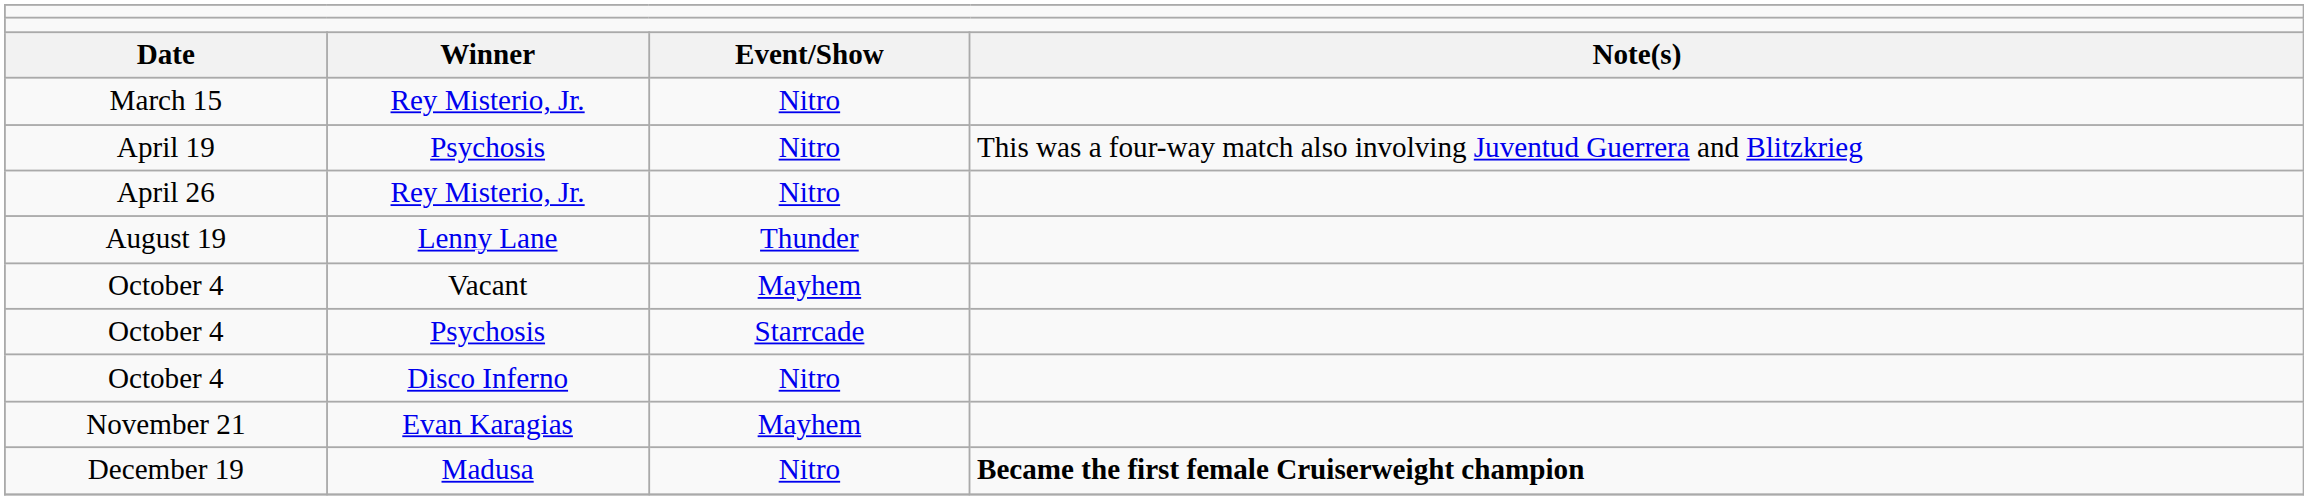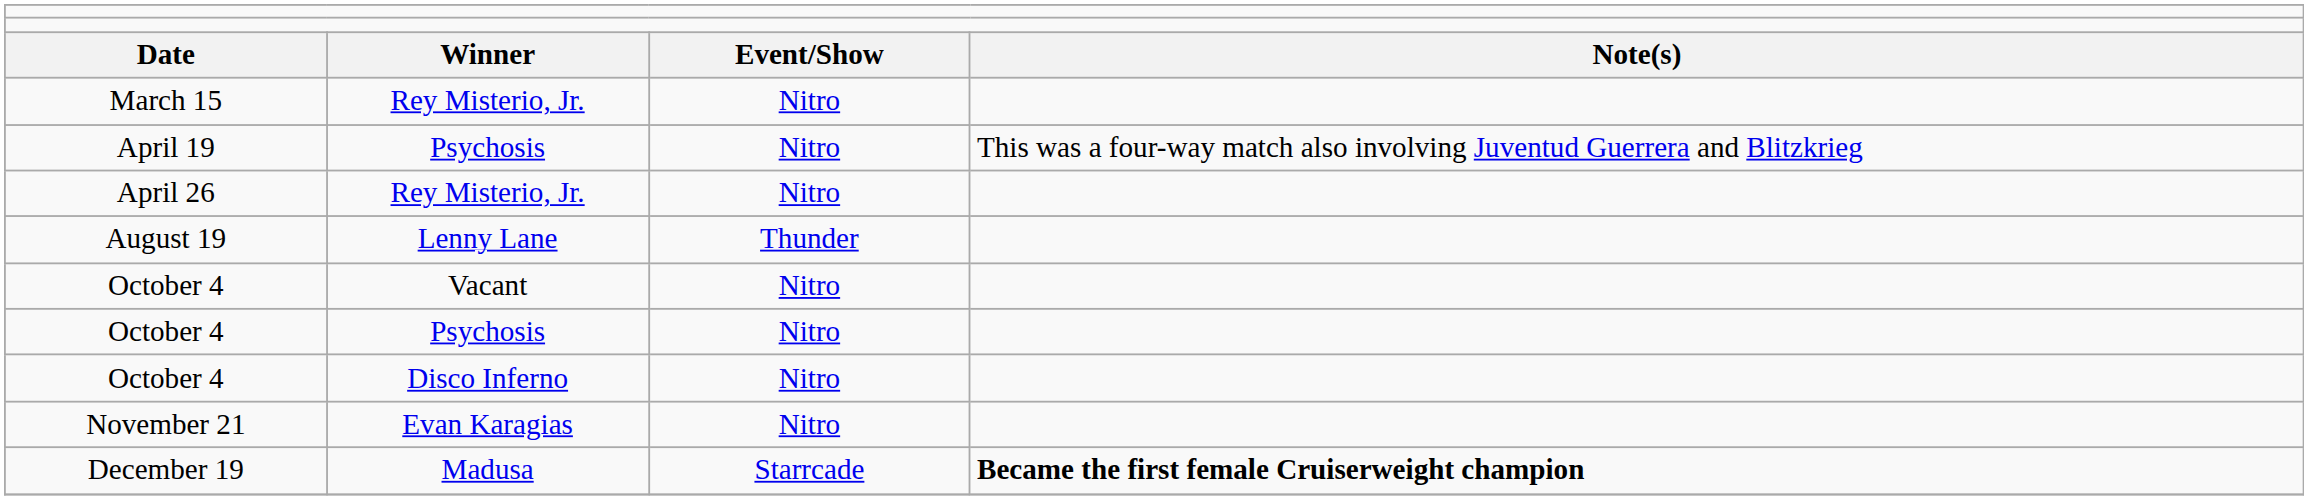(809, 285) Mayhem -> (809, 285) Nitro
(809, 331) Starrcade -> (809, 331) Nitro
(809, 423) Mayhem -> (809, 423) Nitro
(809, 470) Nitro -> (809, 470) Starrcade
